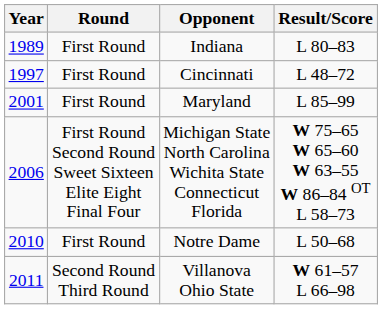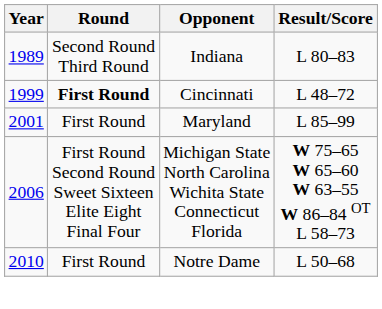(103, 46) First Round -> (103, 56) Second Round Third Round
(26, 74) 1997 -> (26, 94) 1999
(103, 74) normal -> (103, 94) bold
- row: (217, 279)
